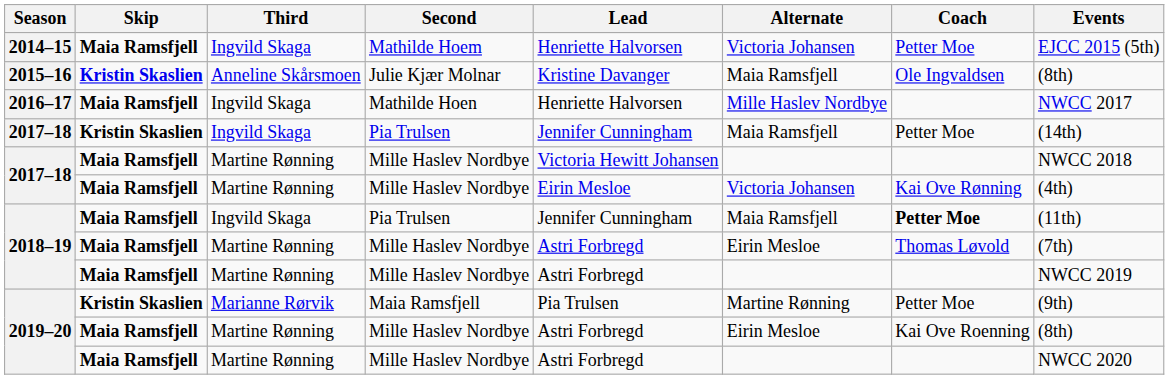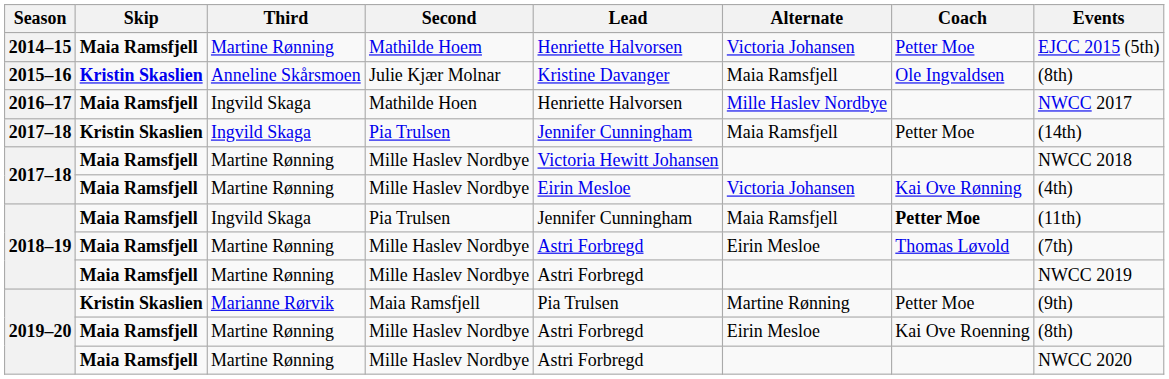(261, 47) Ingvild Skaga -> (272, 47) Martine Rønning
